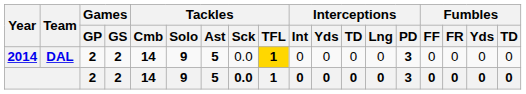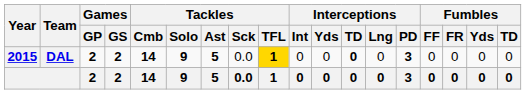(22, 57) 2014 -> (22, 57) 2015
(354, 57) normal -> (354, 57) bold
